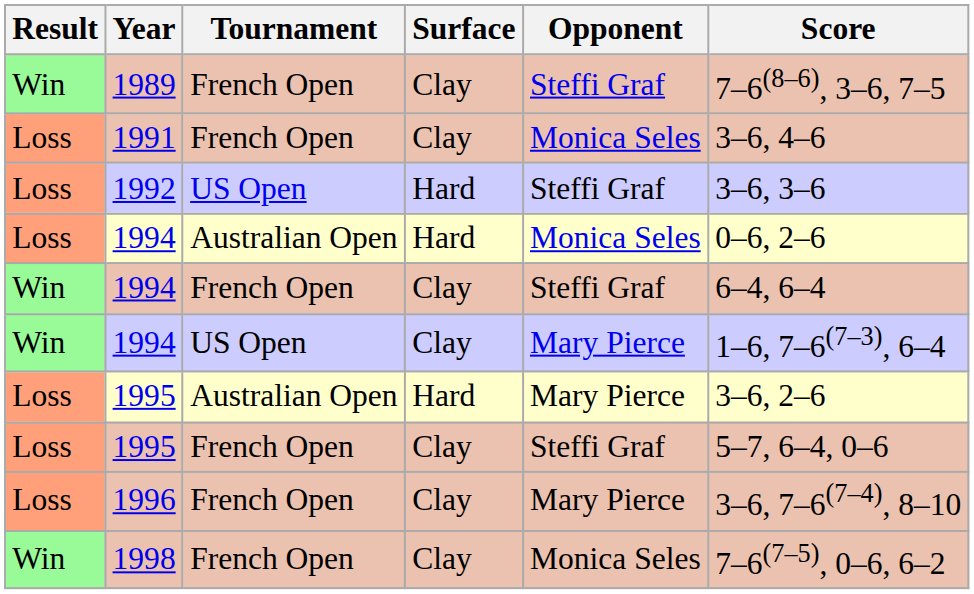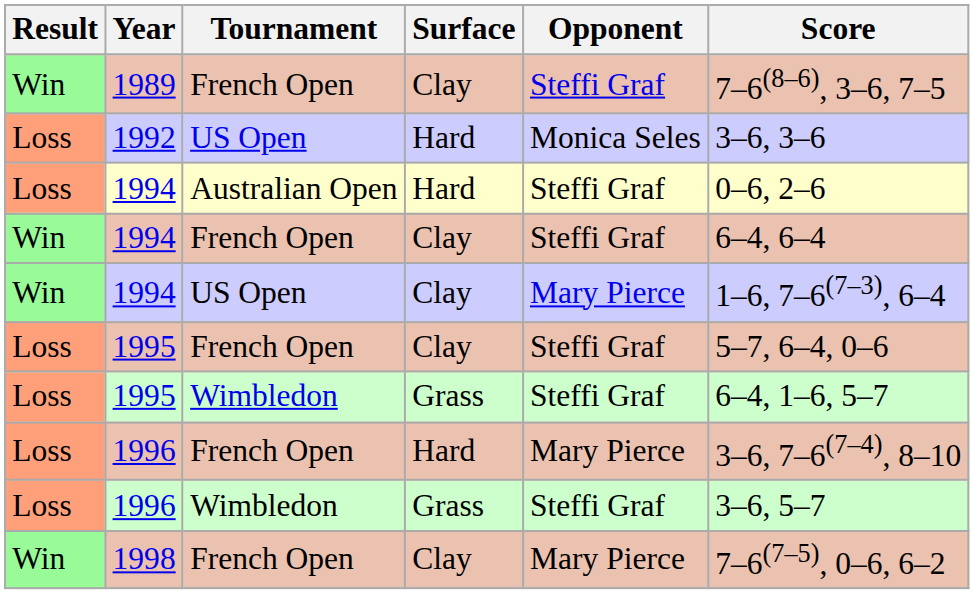- row: (144, 137)
(598, 187) Steffi Graf -> (615, 137) Monica Seles
(615, 237) Monica Seles -> (598, 187) Steffi Graf
- row: (144, 396)
+ row: (144, 396)
(442, 500) Clay -> (444, 450) Hard
+ row: (144, 504)
(615, 559) Monica Seles -> (607, 559) Mary Pierce
